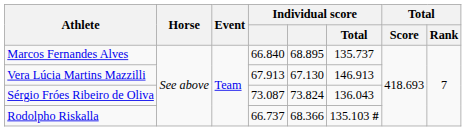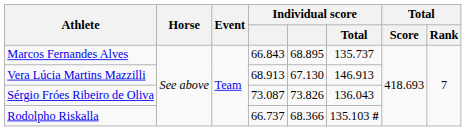(268, 55) 66.840 -> (268, 55) 66.843
(268, 75) 67.913 -> (268, 75) 68.913
(307, 95) 73.824 -> (307, 95) 73.826
